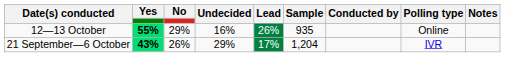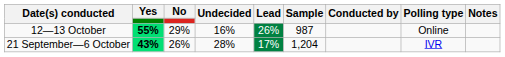(305, 30) 935 -> (305, 30) 987
(224, 44) 29% -> (224, 44) 28%
